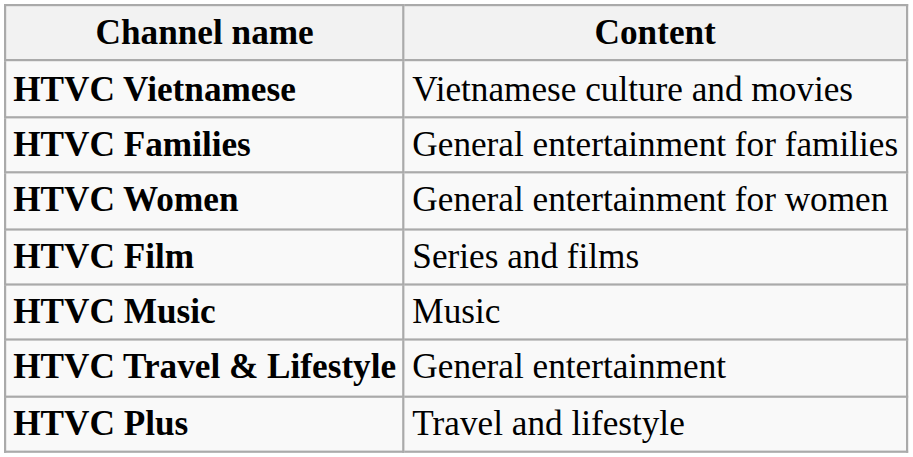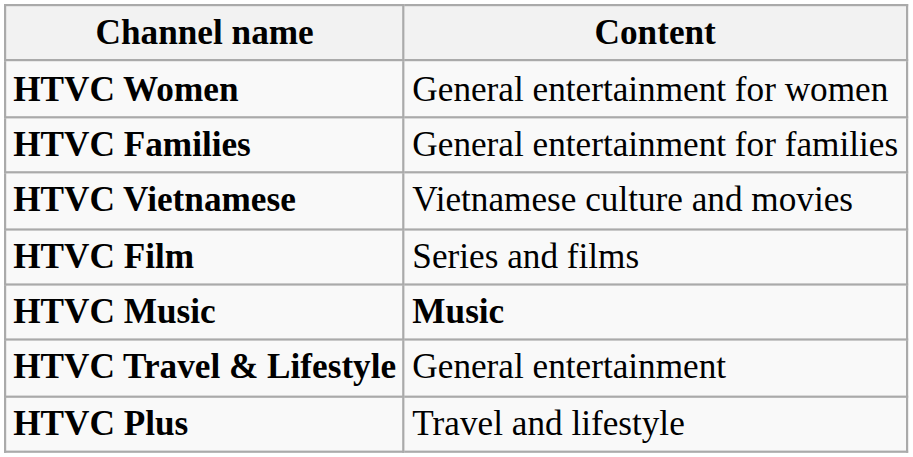rows swapped: (154, 88) <-> (126, 199)
(456, 311) normal -> (458, 311) bold
